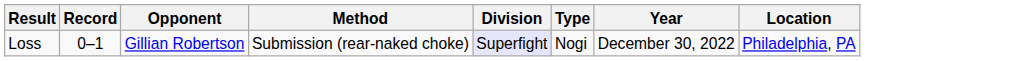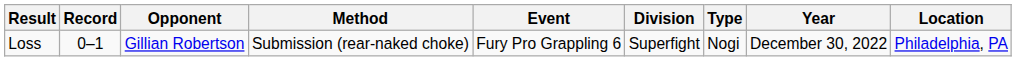+ column: (549, 17)
(512, 43) lavender background -> (664, 43) no background
